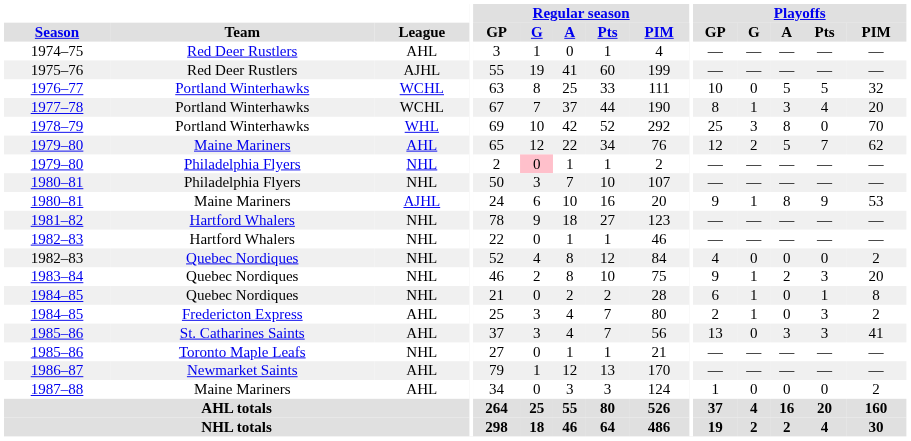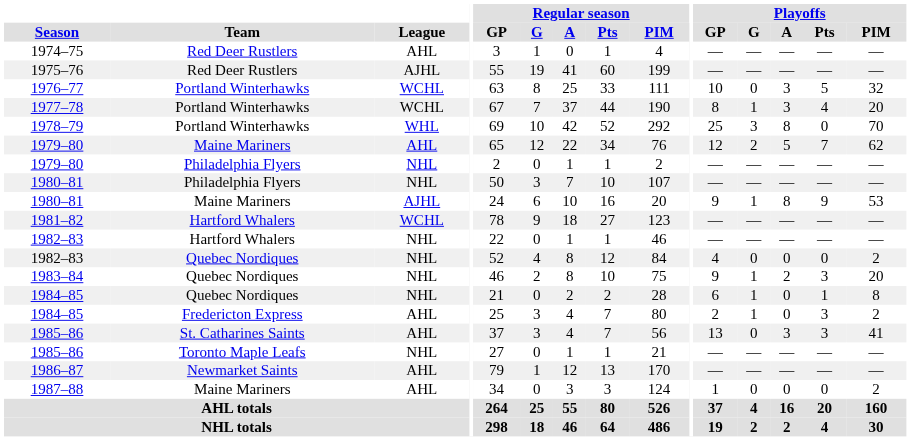(787, 88) 5 -> (787, 88) 3
(537, 163) pink background -> (537, 163) no background
(422, 220) NHL -> (422, 220) WCHL
